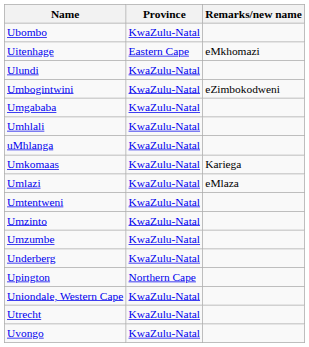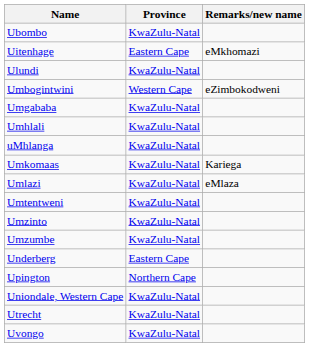(164, 89) KwaZulu-Natal -> (160, 89) Western Cape
(164, 258) KwaZulu-Natal -> (159, 258) Eastern Cape
